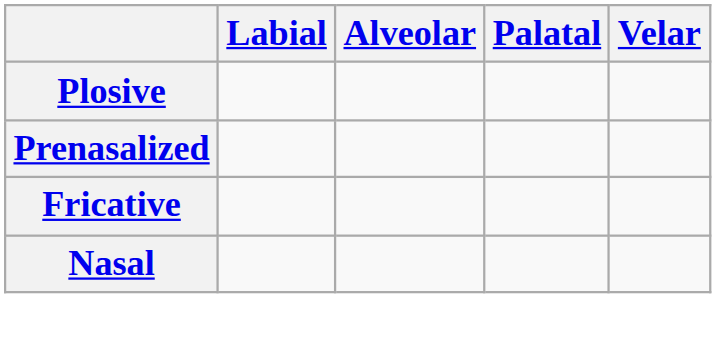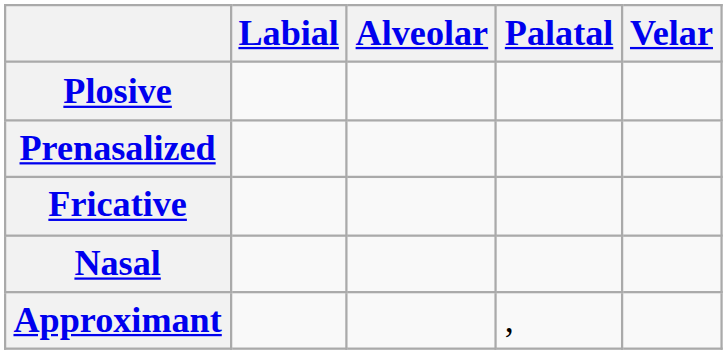+ row: (118, 319)
